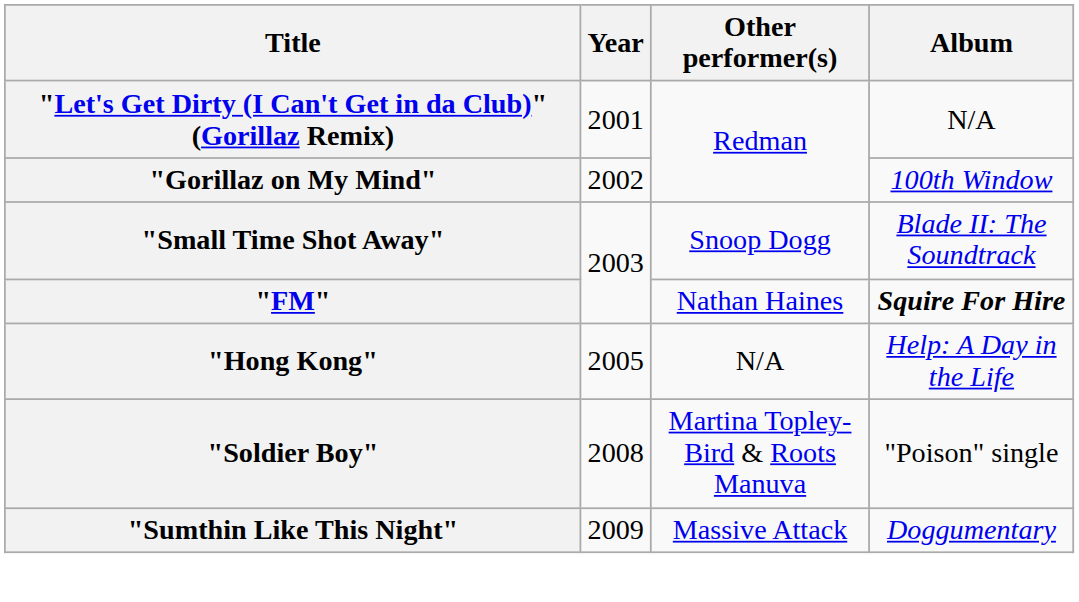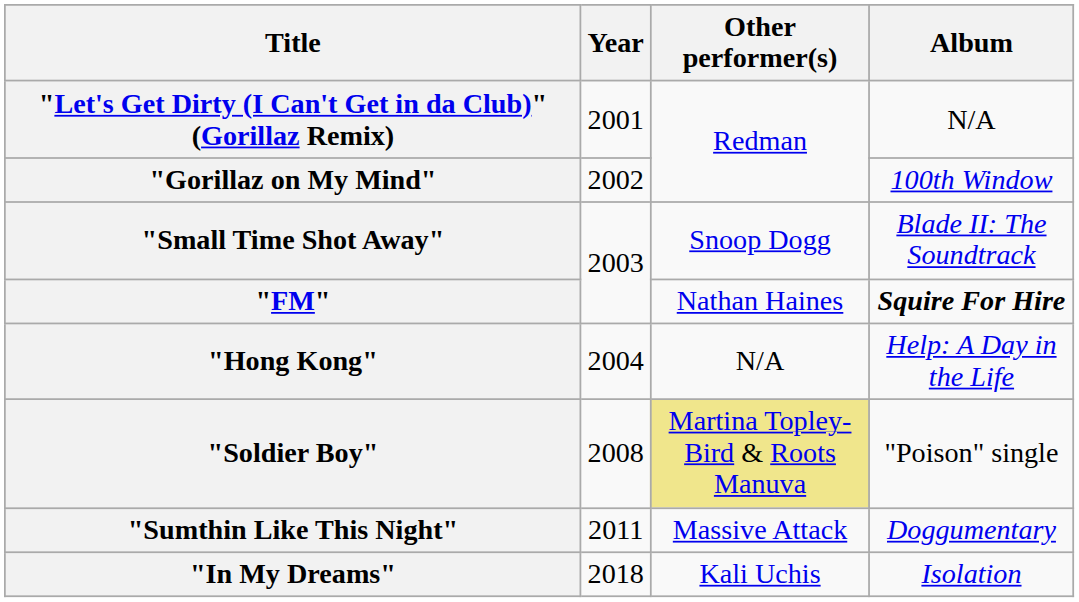(616, 361) 2005 -> (616, 361) 2004
(760, 453) no background -> (760, 453) khaki background
(616, 529) 2009 -> (616, 529) 2011
+ row: (293, 574)
